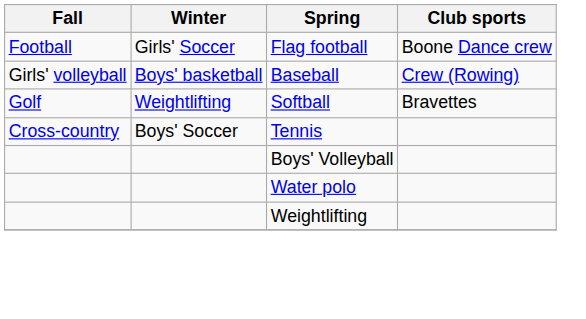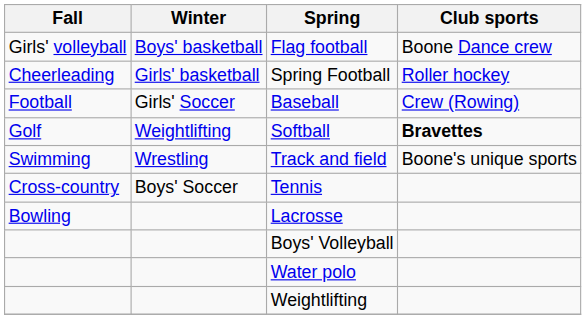(40, 46) Football -> (68, 46) Girls' volleyball
(185, 46) Girls' Soccer -> (199, 46) Boys' basketball
+ row: (330, 74)
(68, 74) Girls' volleyball -> (40, 103) Football
(199, 74) Boys' basketball -> (185, 103) Girls' Soccer
(439, 103) normal -> (442, 131) bold
+ row: (329, 159)
+ row: (307, 215)
